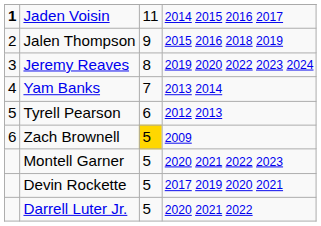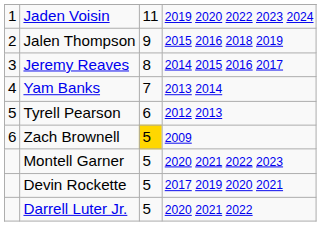(12, 16) bold -> (12, 16) normal
(224, 17) 2014 2015 2016 2017 -> (239, 17) 2019 2020 2022 2023 2024
(239, 65) 2019 2020 2022 2023 2024 -> (224, 65) 2014 2015 2016 2017
